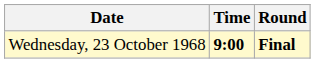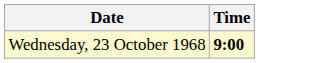- column: (282, 17)
